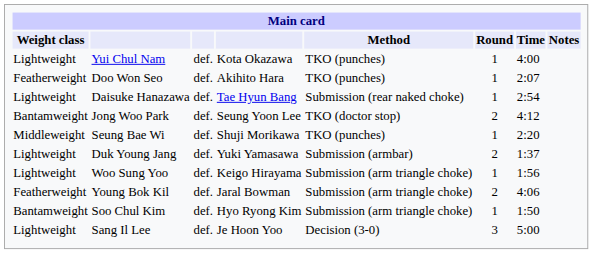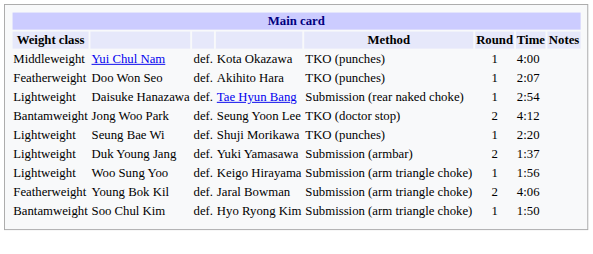(44, 58) Lightweight -> (49, 58) Middleweight
(49, 134) Middleweight -> (44, 134) Lightweight
- row: (121, 229)
